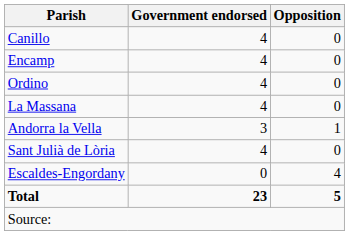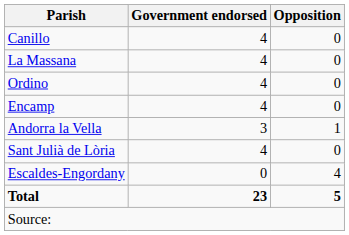rows swapped: (31, 60) <-> (42, 106)
